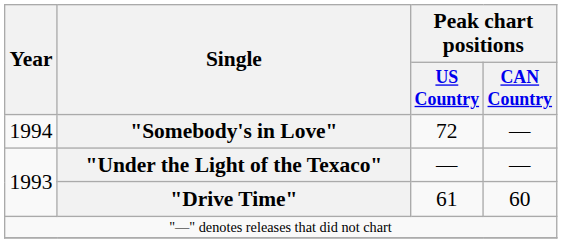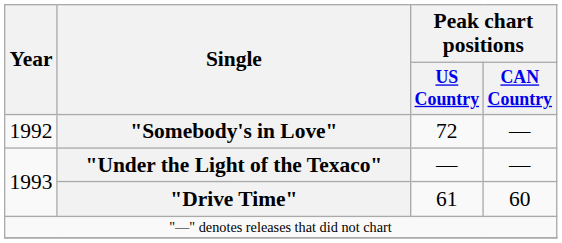(31, 130) 1994 -> (31, 130) 1992
